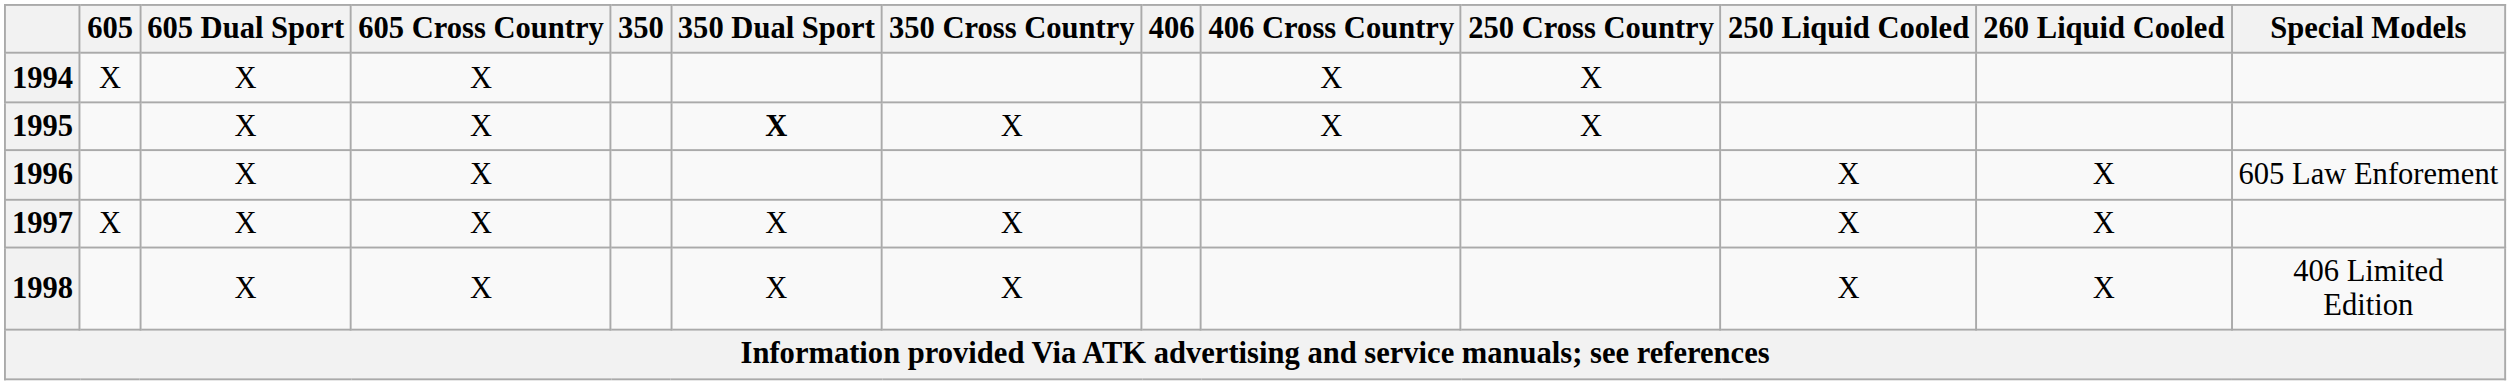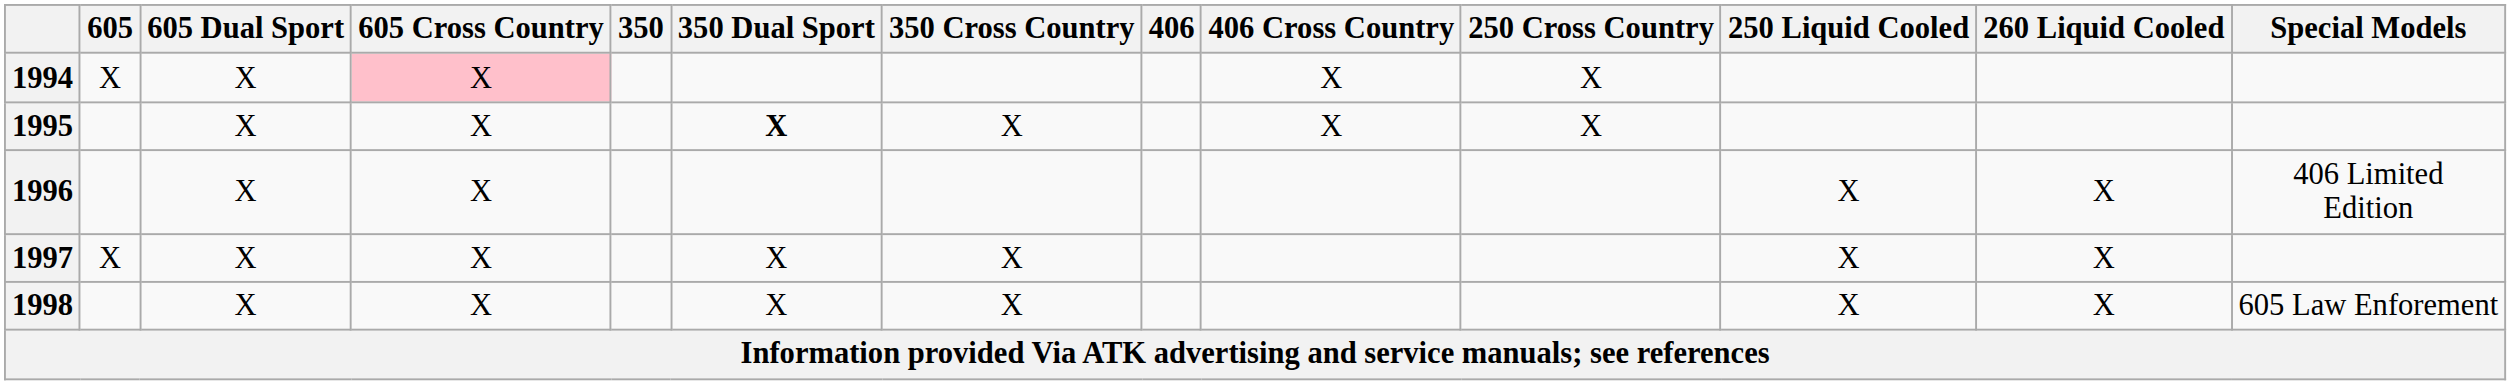(481, 77) no background -> (481, 77) pink background
(2368, 174) 605 Law Enforement -> (2368, 191) 406 Limited Edition
(2368, 288) 406 Limited Edition -> (2368, 305) 605 Law Enforement
